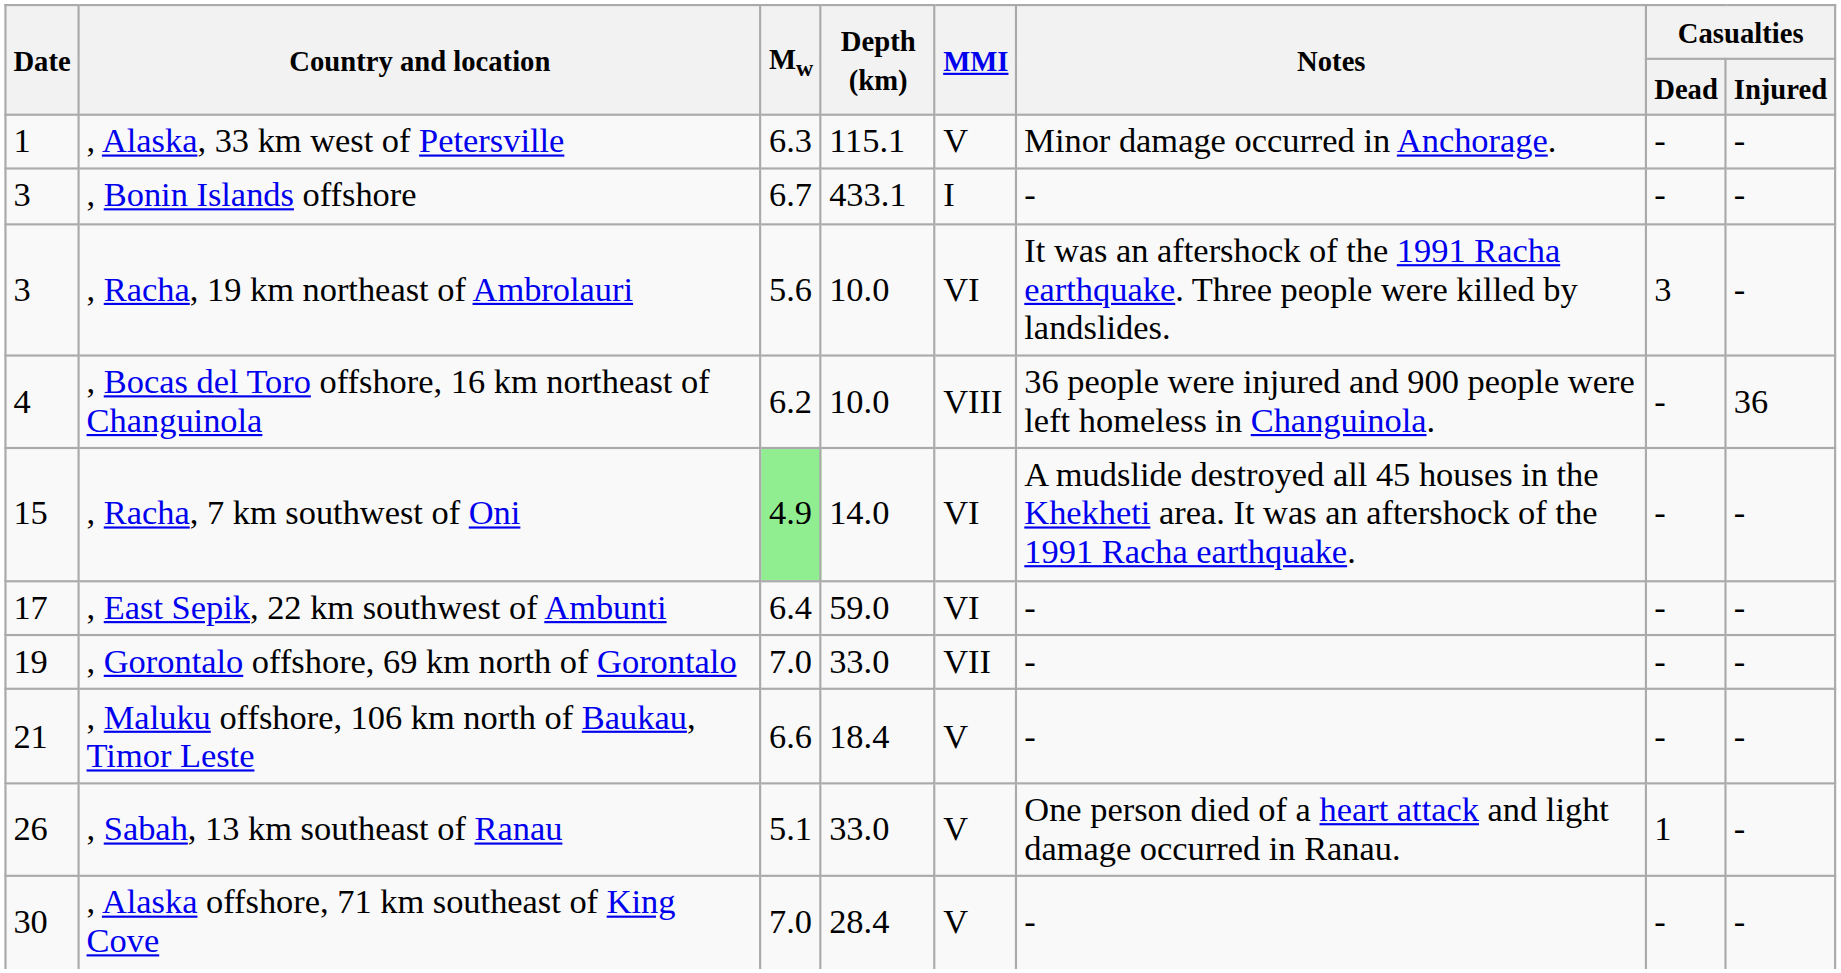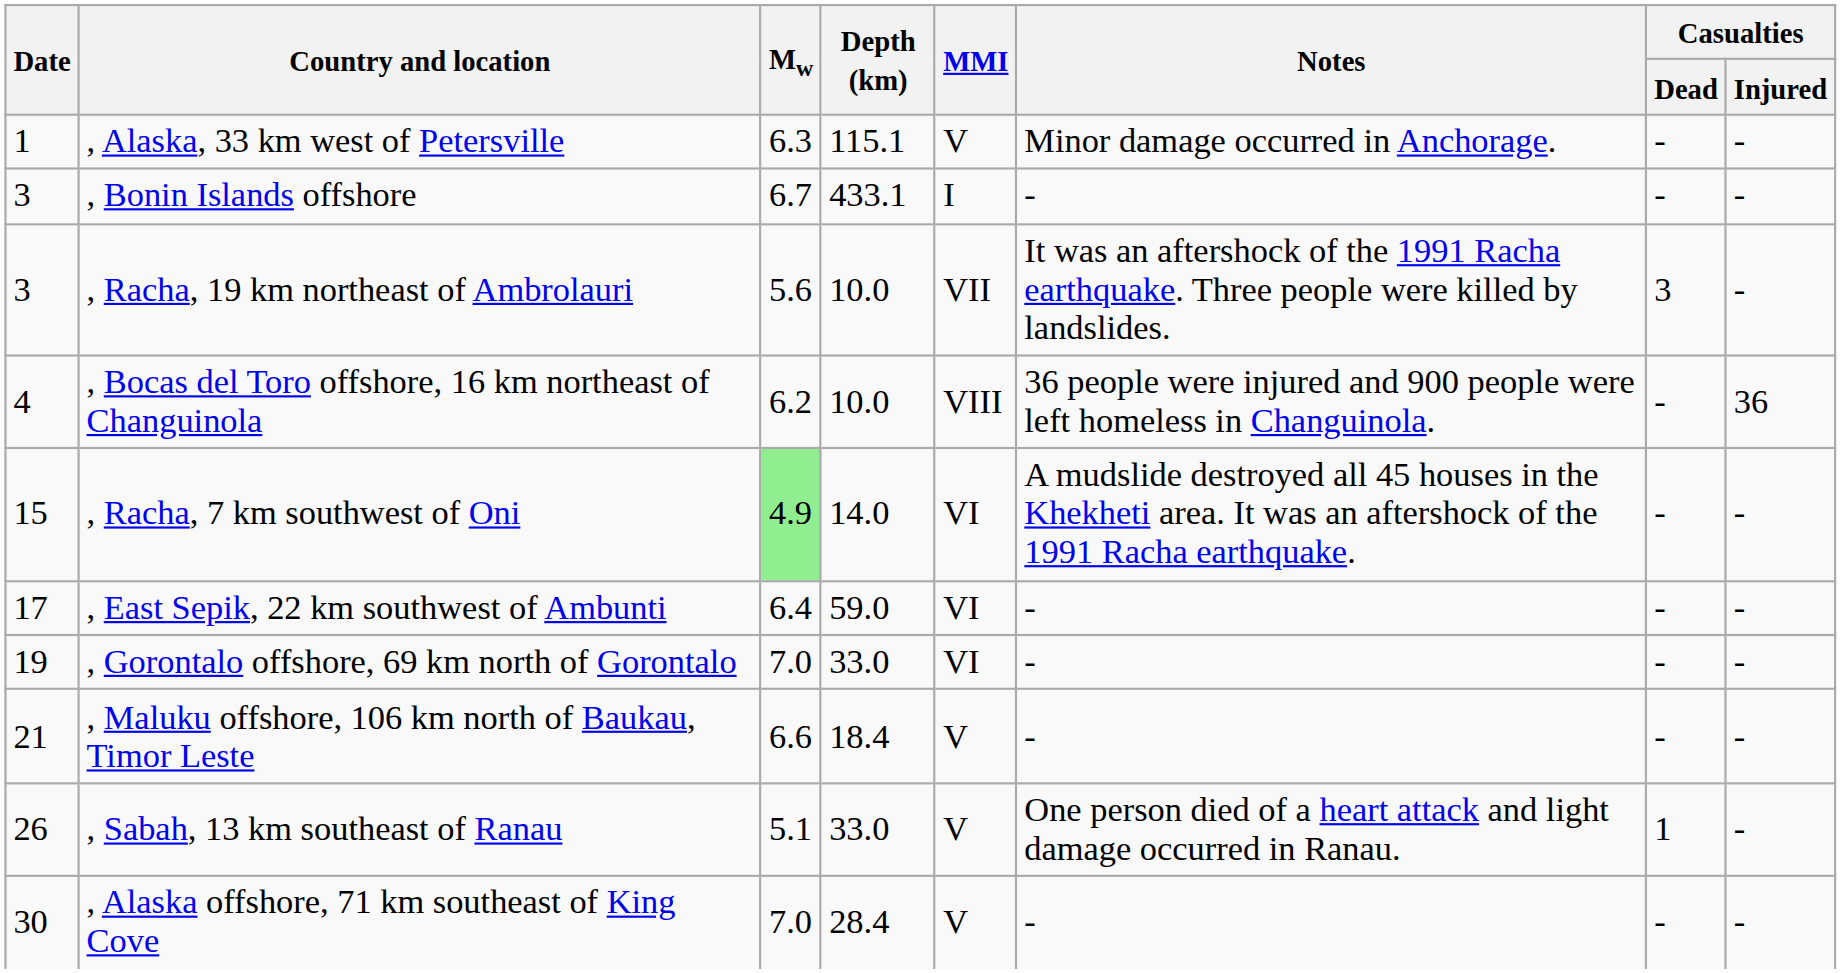(961, 288) VI -> (967, 288) VII
(967, 661) VII -> (961, 661) VI
